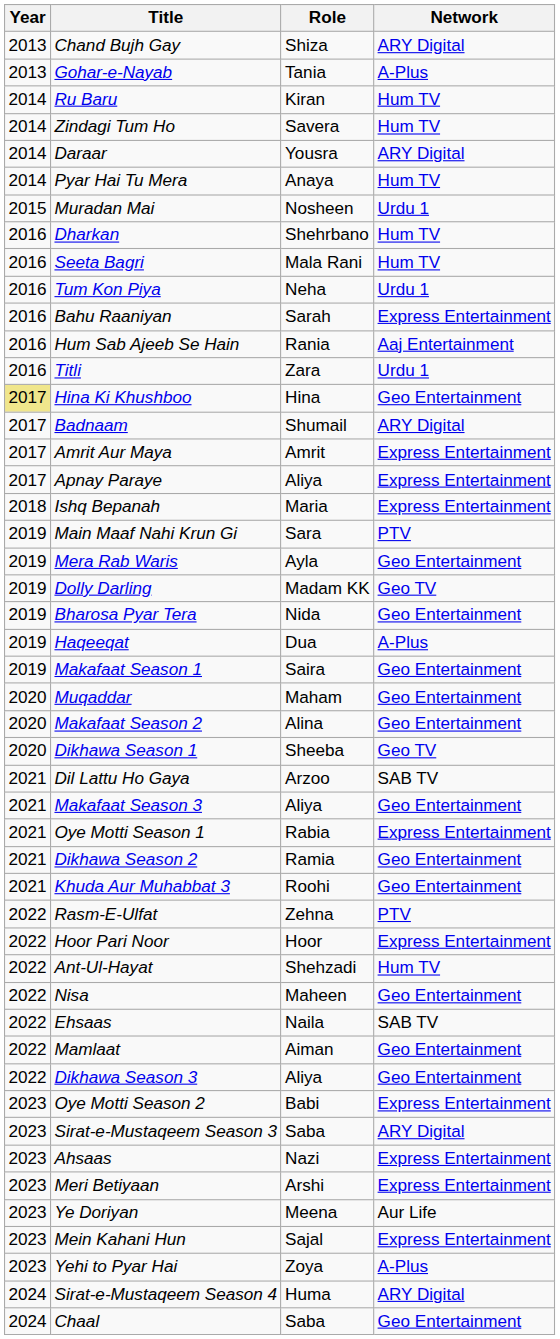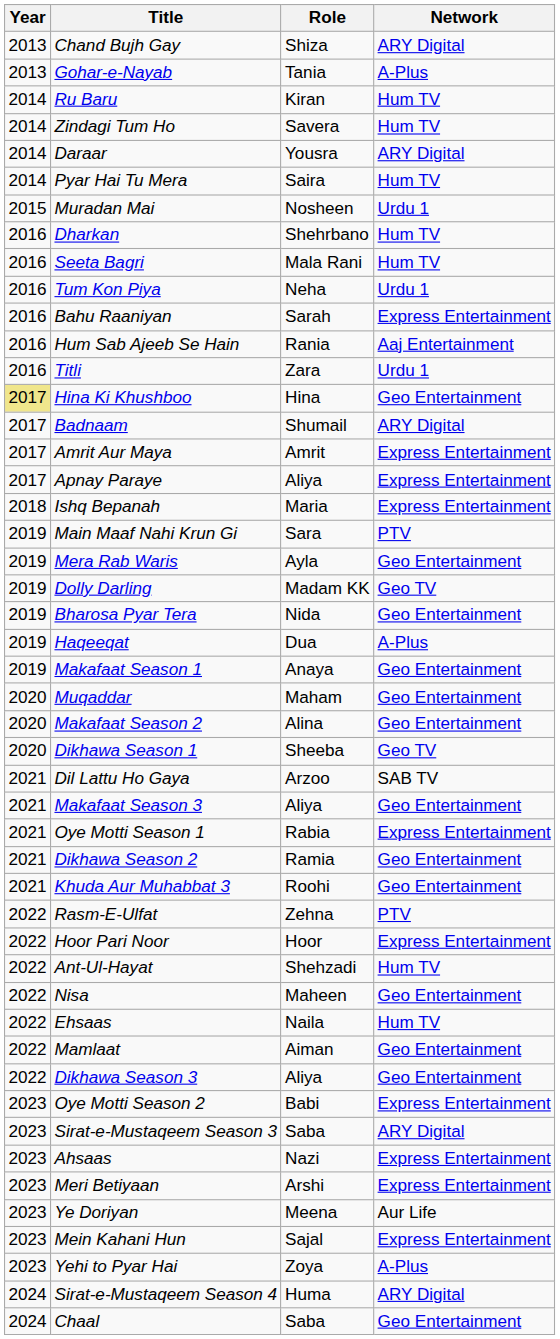(309, 180) Anaya -> (305, 180) Saira
(305, 669) Saira -> (309, 669) Anaya
(408, 1022) SAB TV -> (409, 1022) Hum TV
